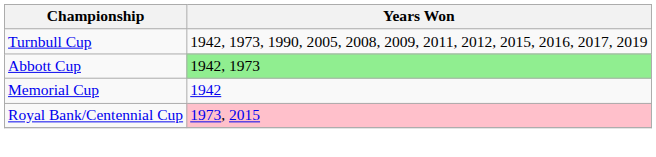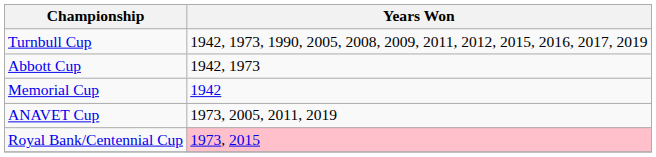(225, 66) lightgreen background -> (225, 66) no background
+ row: (54, 115)
